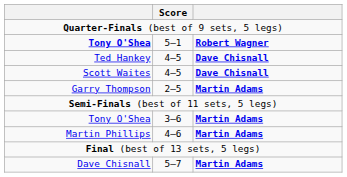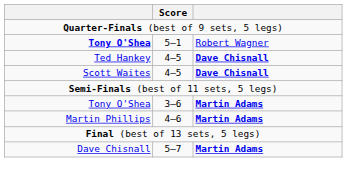(232, 42) bold -> (232, 42) normal
- row: (111, 88)
